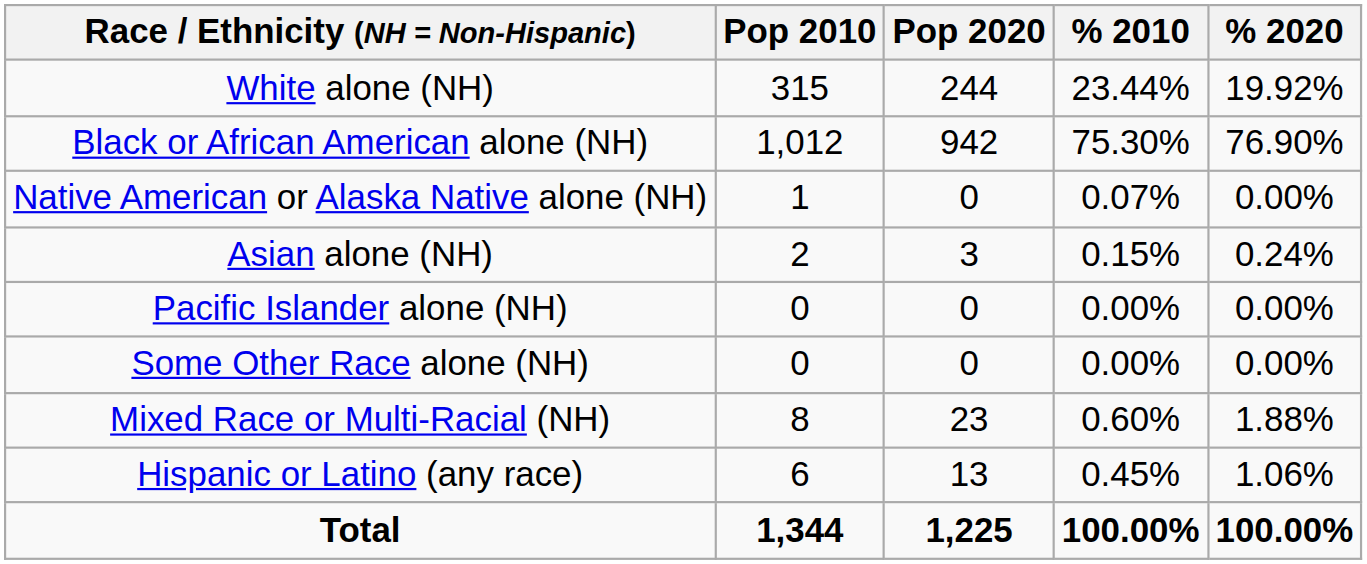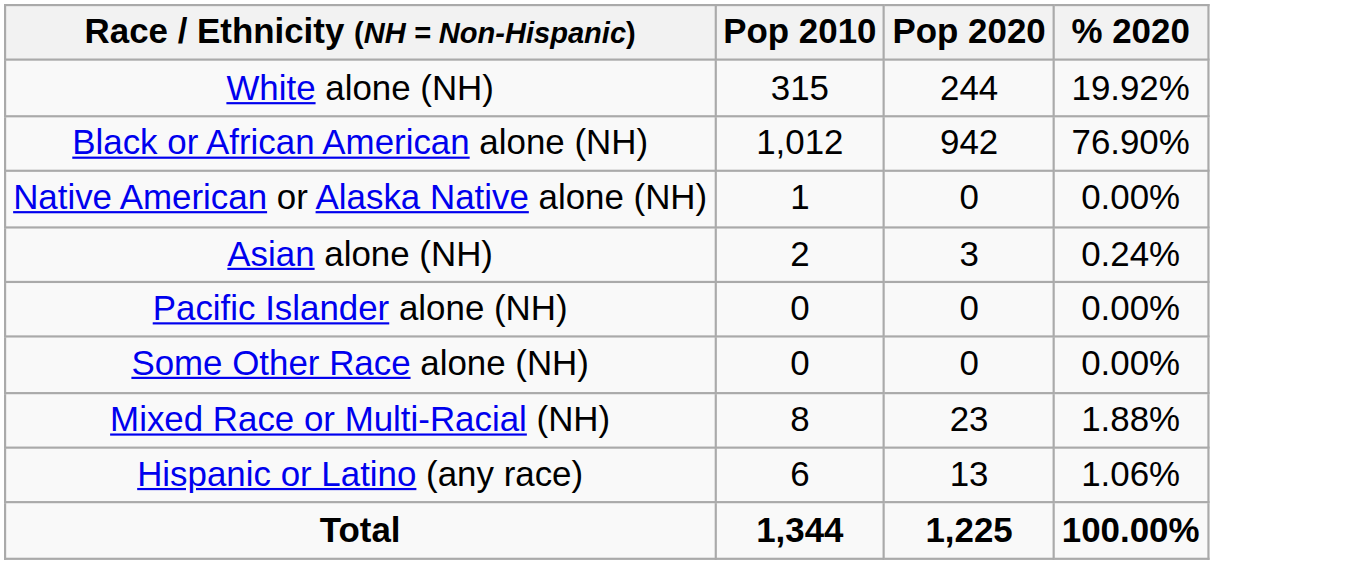- column: (1131, 32)
